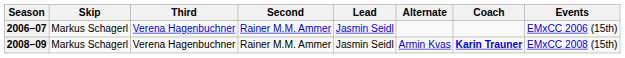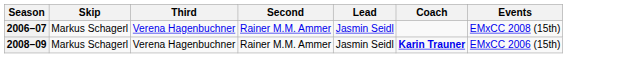- column: (425, 12)
(572, 28) EMxCC 2006 (15th) -> (515, 28) EMxCC 2008 (15th)
(572, 45) EMxCC 2008 (15th) -> (515, 45) EMxCC 2006 (15th)
